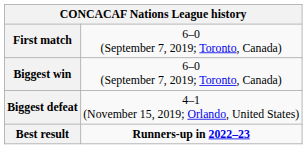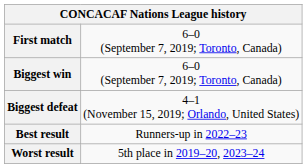(191, 134) bold -> (191, 134) normal
+ row: (42, 153)
